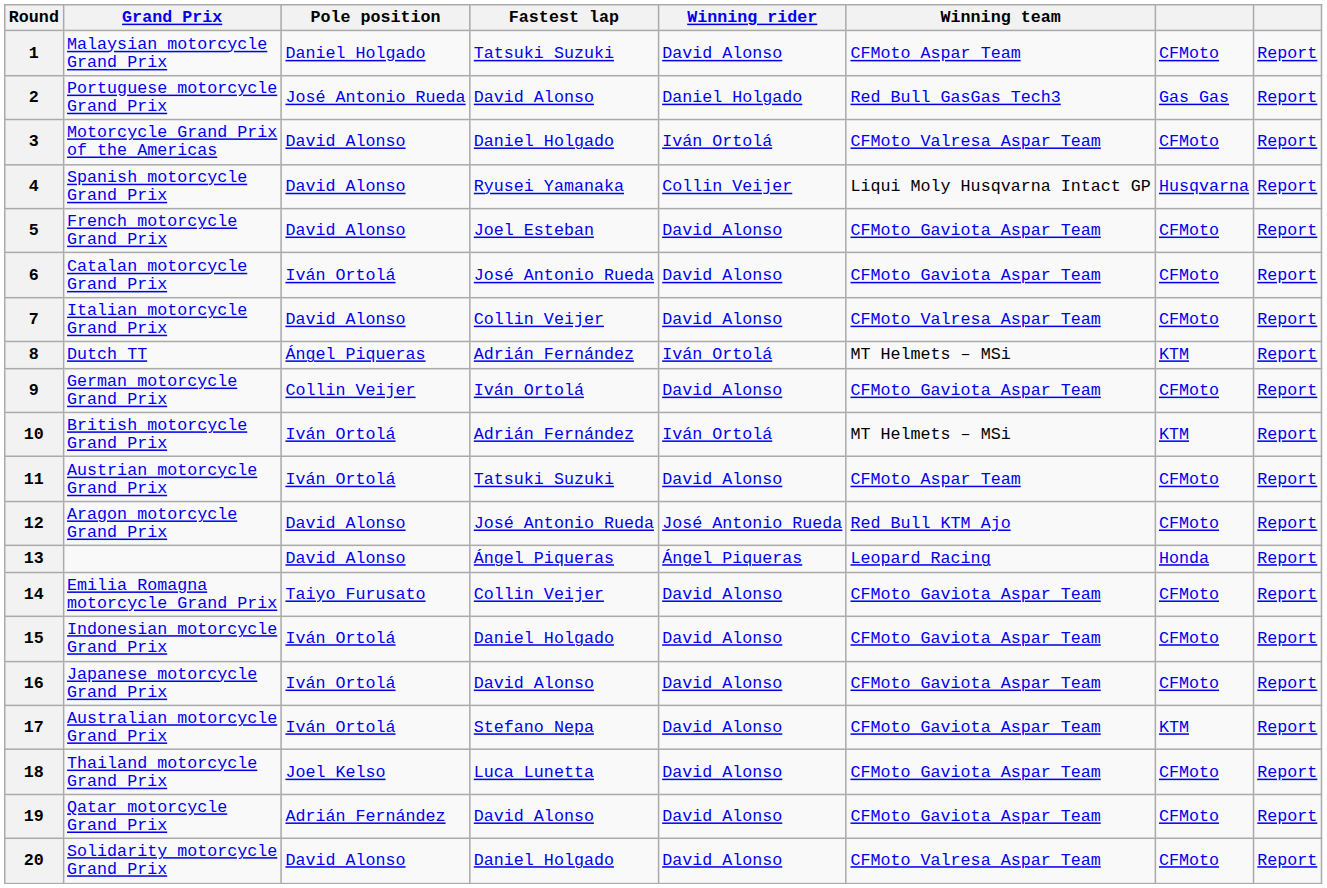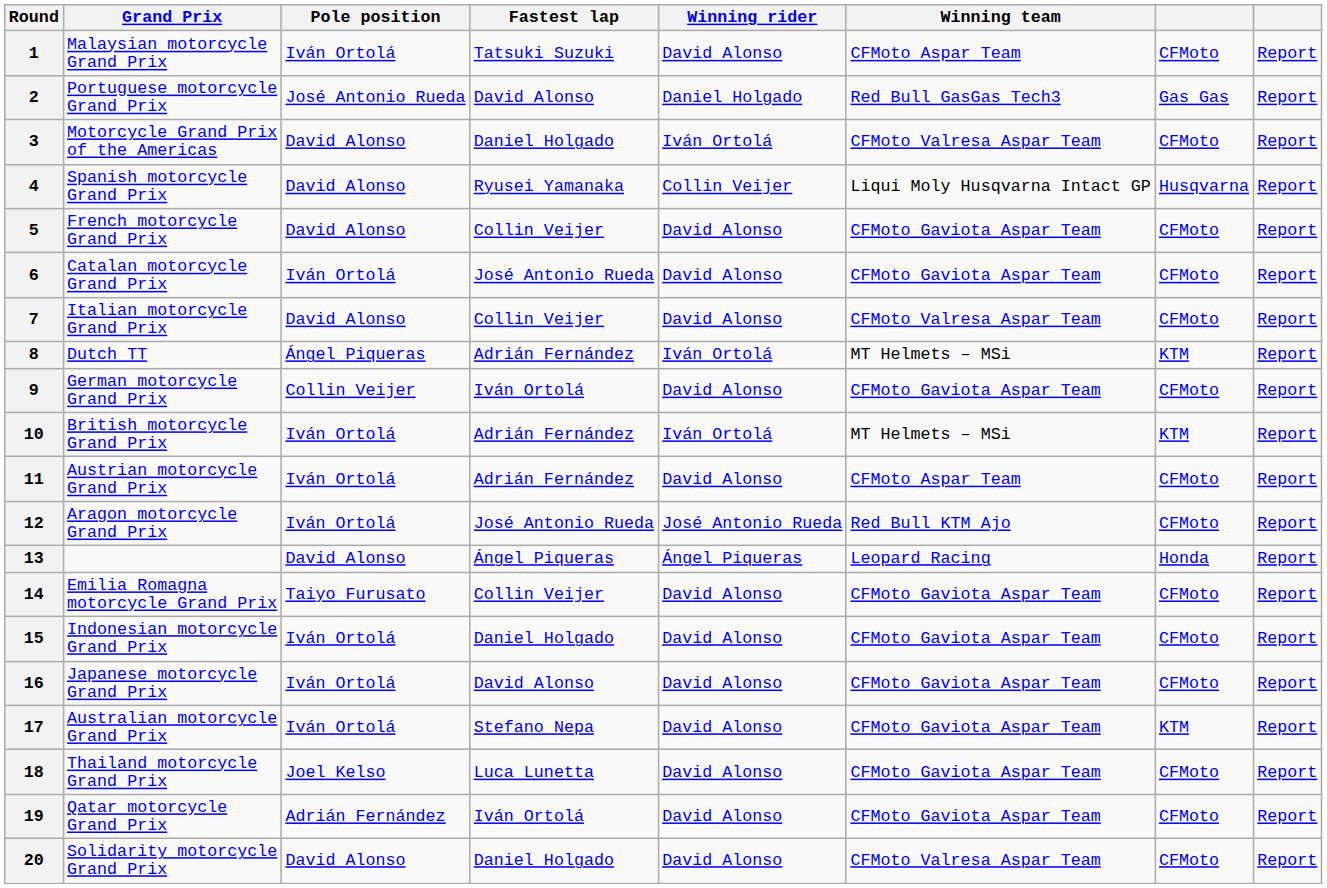(356, 53) Daniel Holgado -> (341, 53) Iván Ortolá
(534, 231) Joel Esteban -> (539, 231) Collin Veijer
(544, 479) Tatsuki Suzuki -> (554, 479) Adrián Fernández
(346, 524) David Alonso -> (341, 524) Iván Ortolá
(534, 816) David Alonso -> (529, 816) Iván Ortolá
